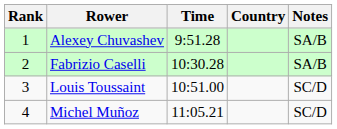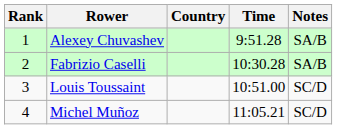columns swapped: (258, 16) <-> (197, 16)
